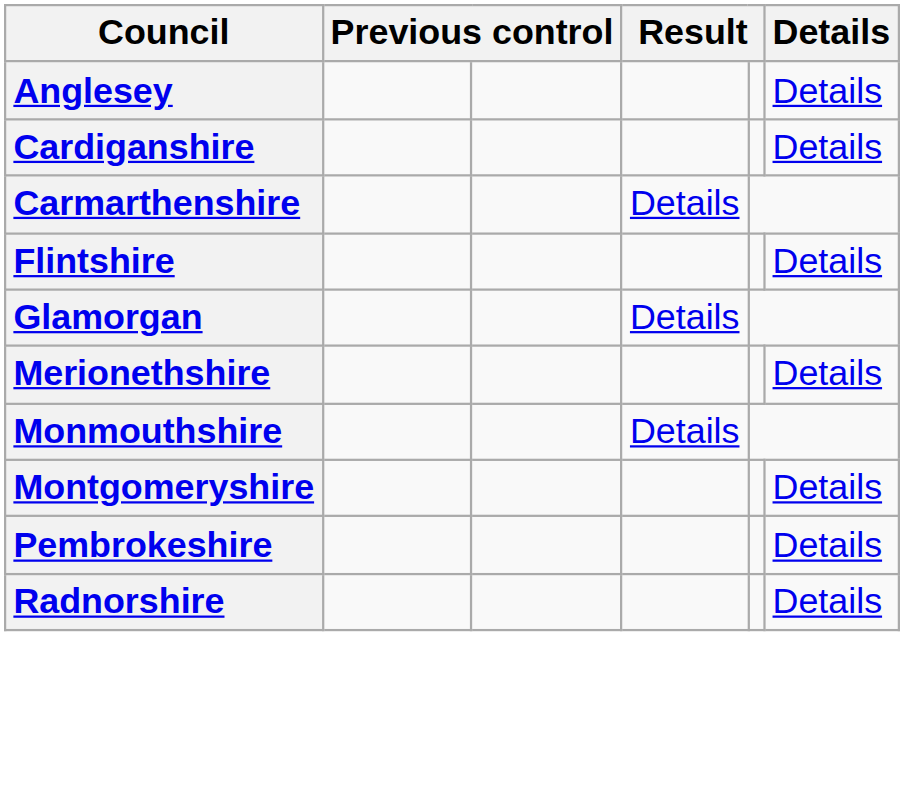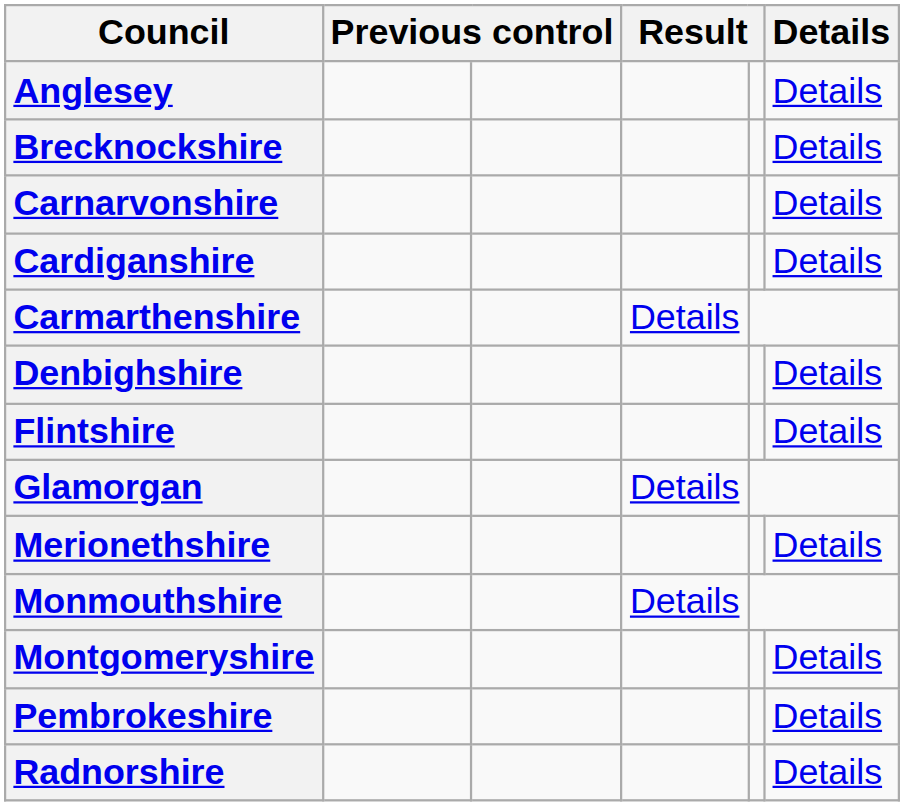+ row: (148, 146)
+ row: (146, 203)
+ row: (128, 373)
